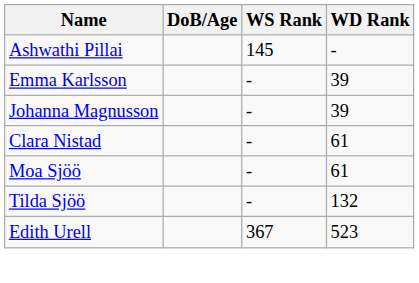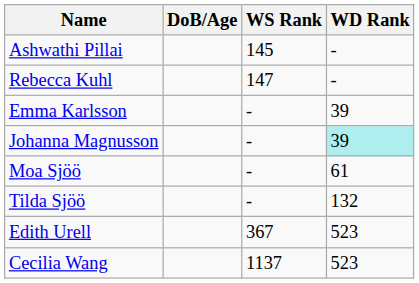+ row: (61, 80)
(340, 110) no background -> (340, 141) paleturquoise background
- row: (55, 141)
+ row: (58, 262)
